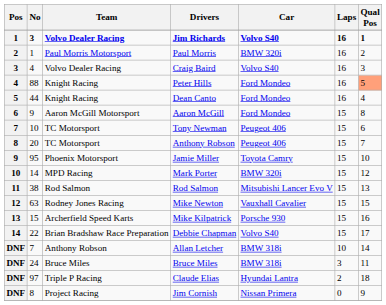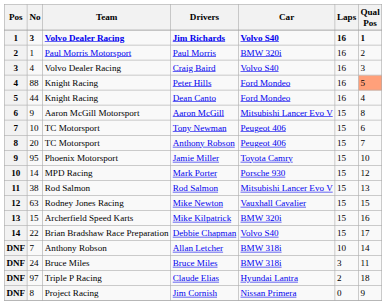(265, 113) Ford Mondeo -> (287, 113) Mitsubishi Lancer Evo V
(261, 173) BMW 320i -> (263, 173) Porsche 930
(263, 218) Porsche 930 -> (261, 218) BMW 320i
